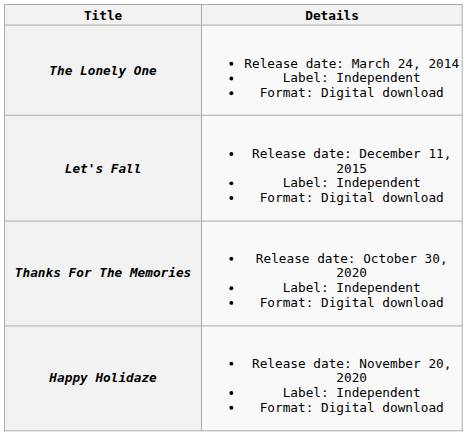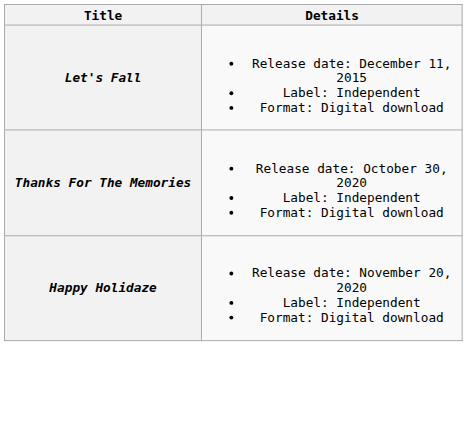- row: (103, 70)
